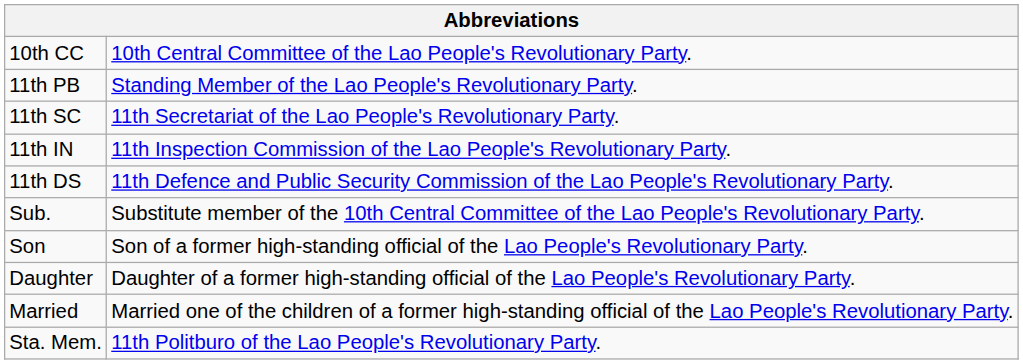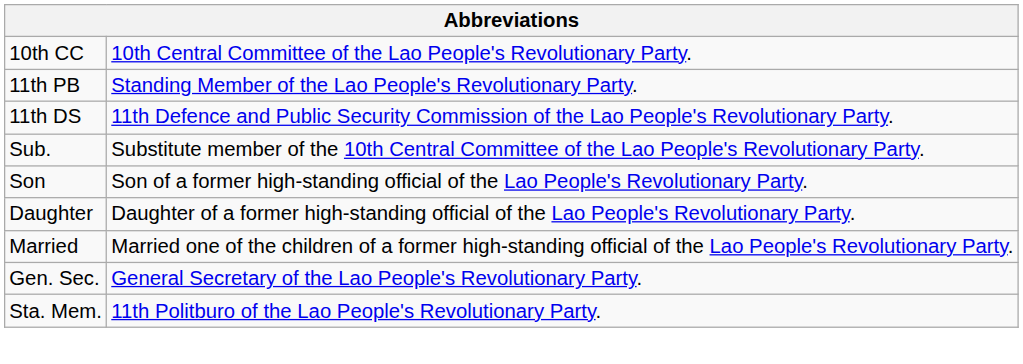- row: (45, 117)
- row: (41, 149)
+ row: (55, 278)
